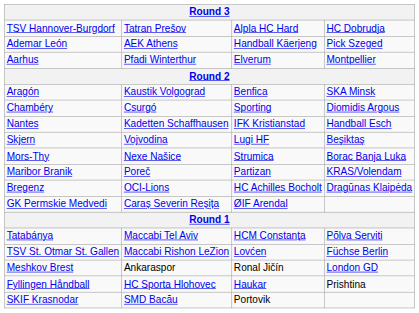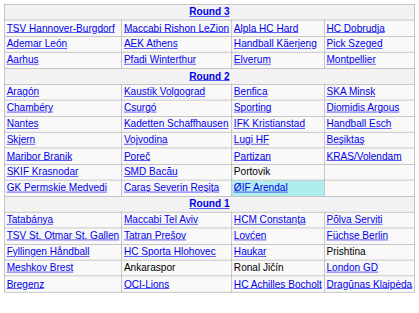(155, 28) Tatran Prešov -> (177, 28) Maccabi Rishon LeZion
- row: (28, 156)
rows swapped: (42, 300) <-> (25, 188)
(261, 204) no background -> (261, 188) paleturquoise background
(177, 252) Maccabi Rishon LeZion -> (155, 236) Tatran Prešov
rows swapped: (48, 284) <-> (40, 268)
